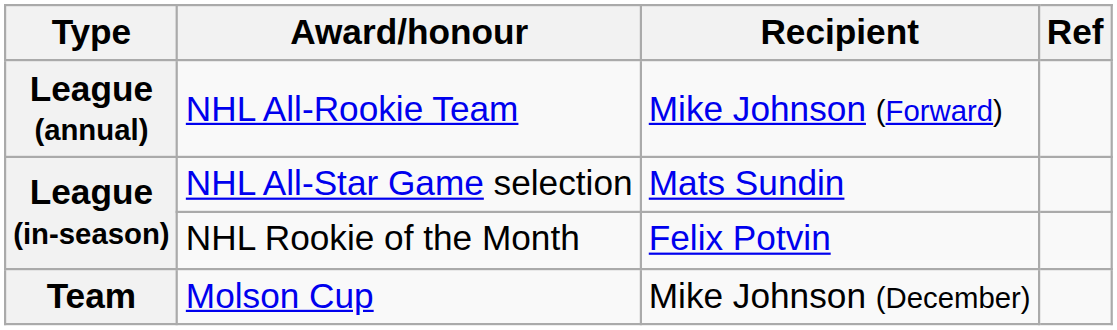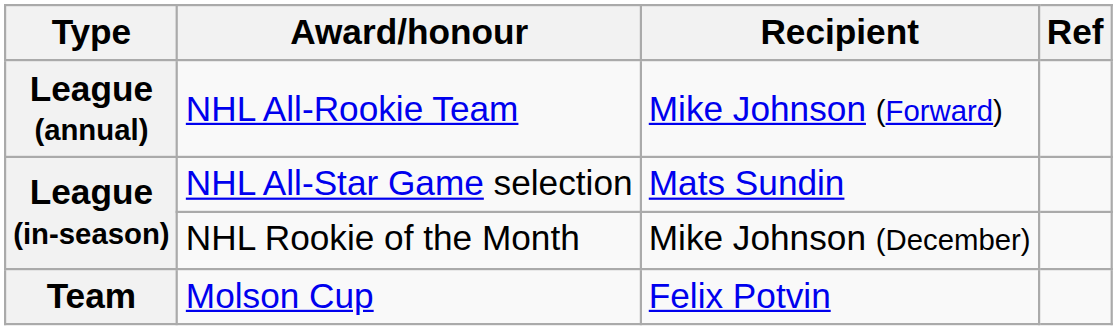(740, 239) Felix Potvin -> (840, 239) Mike Johnson (December)
(840, 295) Mike Johnson (December) -> (740, 295) Felix Potvin
